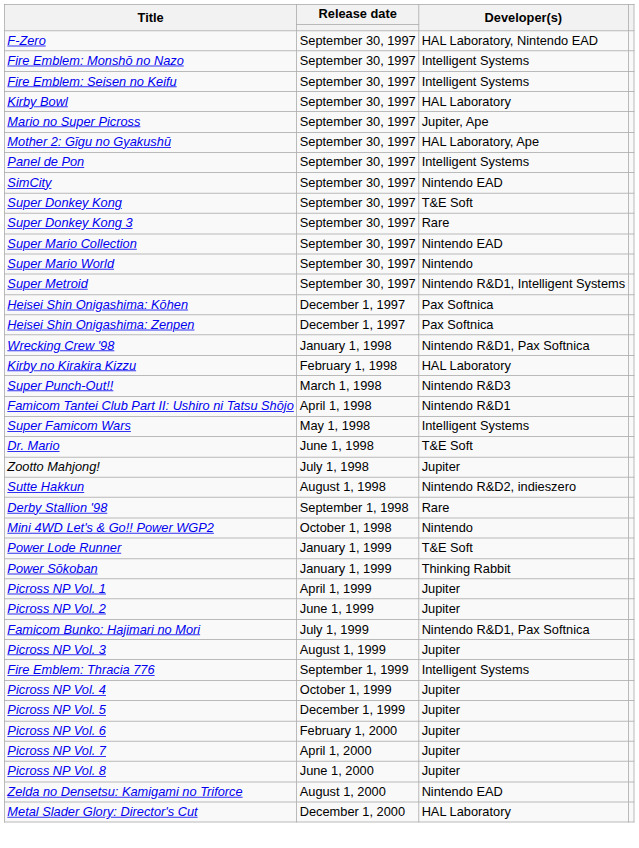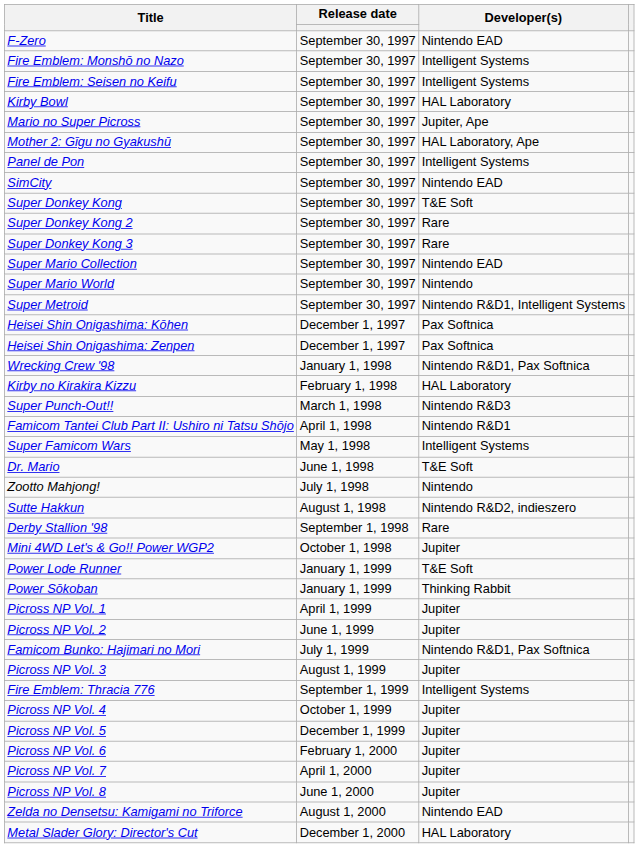(510, 40) HAL Laboratory, Nintendo EAD -> (462, 40) Nintendo EAD
+ row: (70, 223)
(441, 467) Jupiter -> (447, 487) Nintendo
(447, 528) Nintendo -> (441, 548) Jupiter
